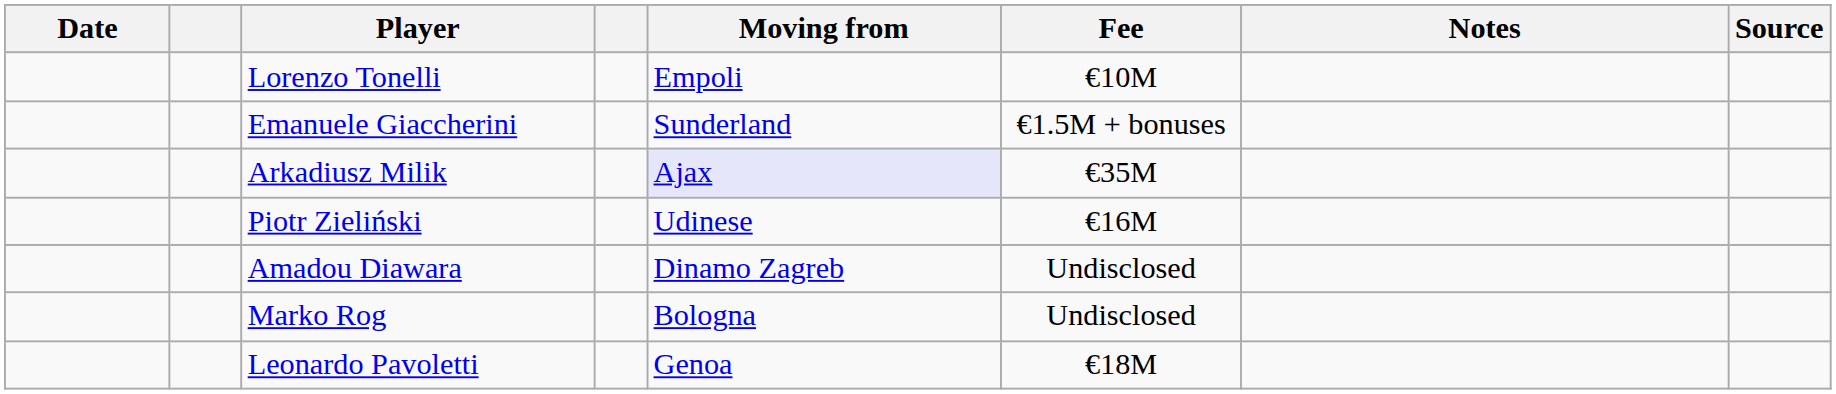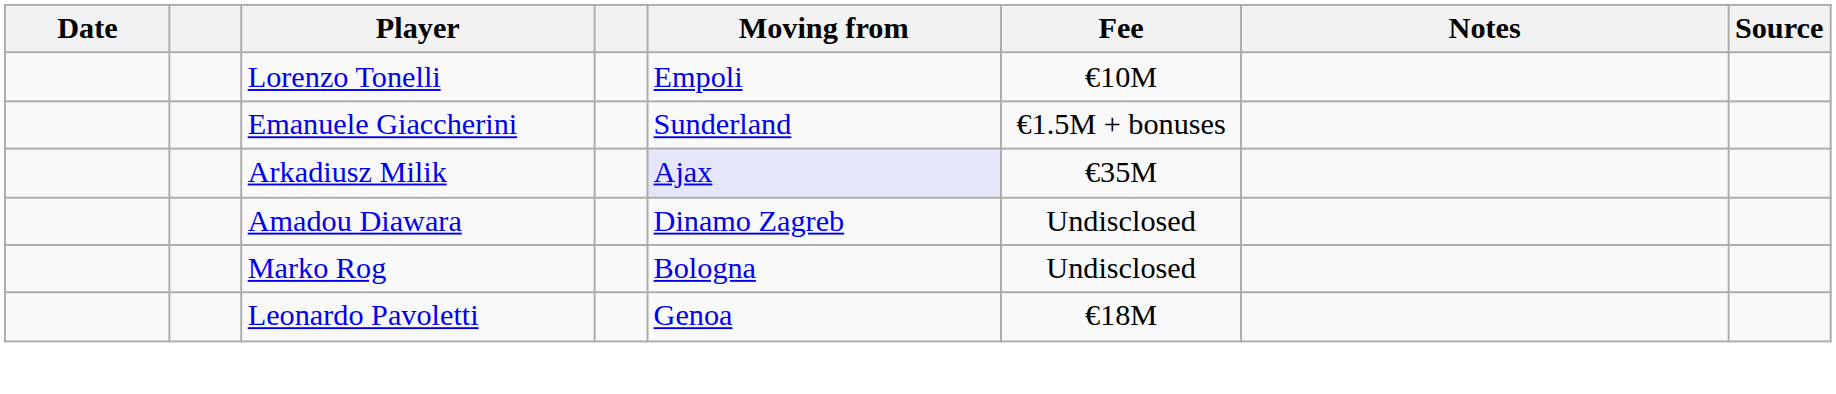- row: (335, 220)
